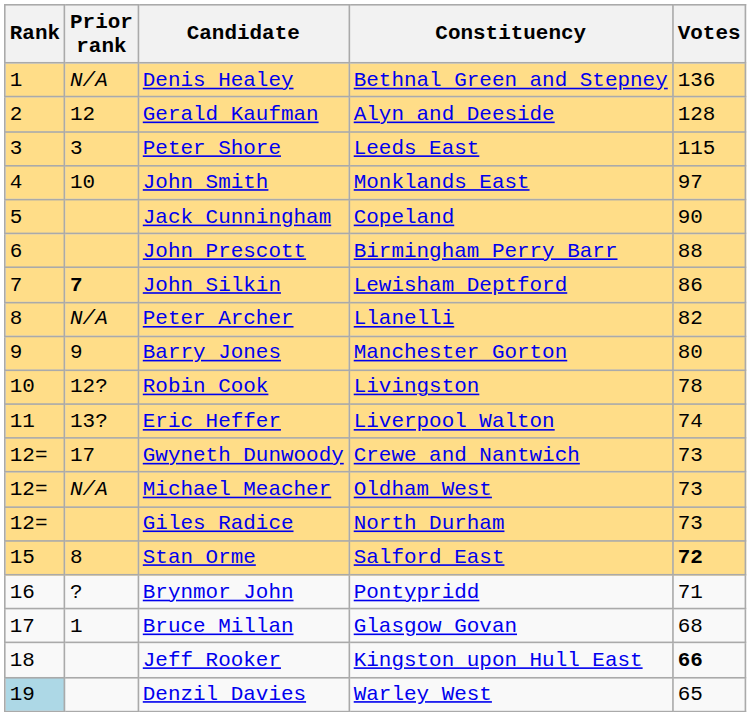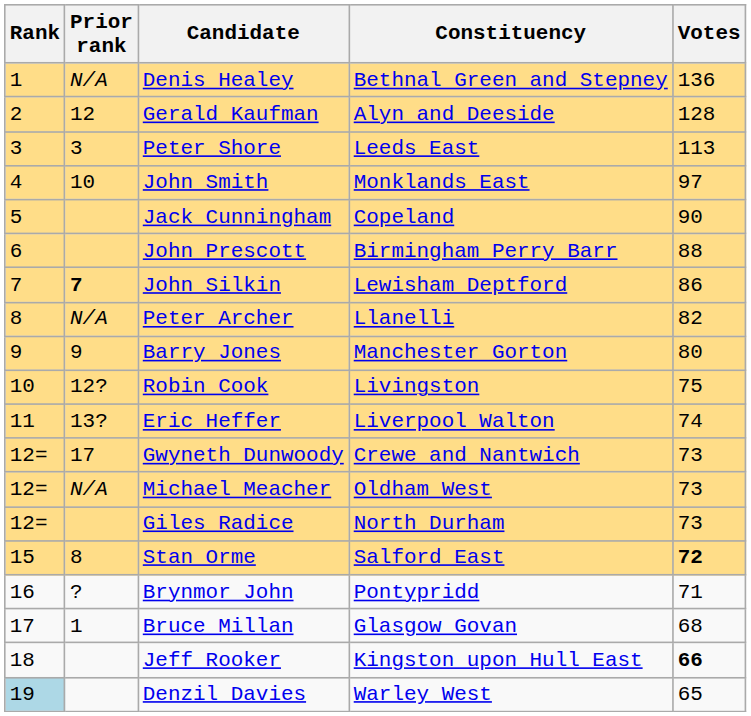(697, 148) 115 -> (697, 148) 113
(690, 387) 78 -> (690, 387) 75
